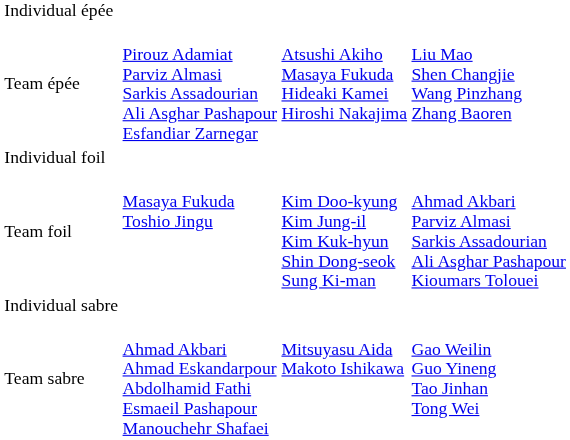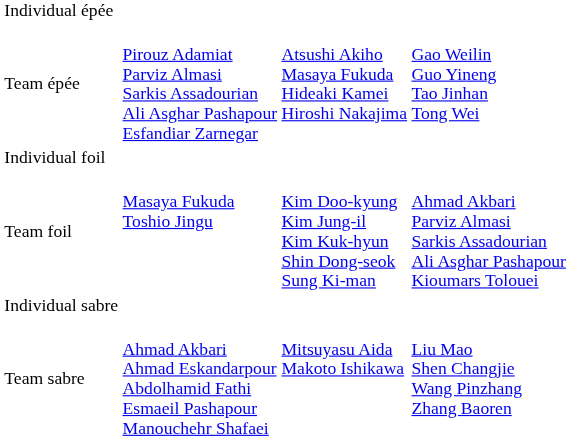(467, 83) Liu Mao Shen Changjie Wang Pinzhang Zhang Baoren -> (454, 83) Gao Weilin Guo Yineng Tao Jinhan Tong Wei
(454, 378) Gao Weilin Guo Yineng Tao Jinhan Tong Wei -> (467, 378) Liu Mao Shen Changjie Wang Pinzhang Zhang Baoren
